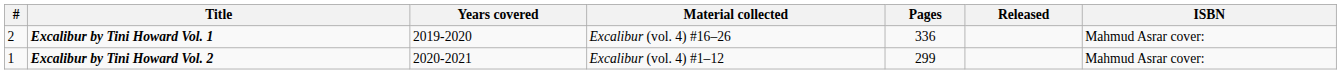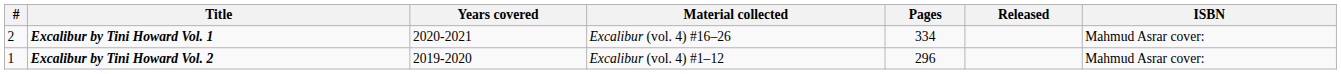(442, 36) 2019-2020 -> (442, 36) 2020-2021
(925, 36) 336 -> (925, 36) 334
(442, 58) 2020-2021 -> (442, 58) 2019-2020
(925, 58) 299 -> (925, 58) 296
